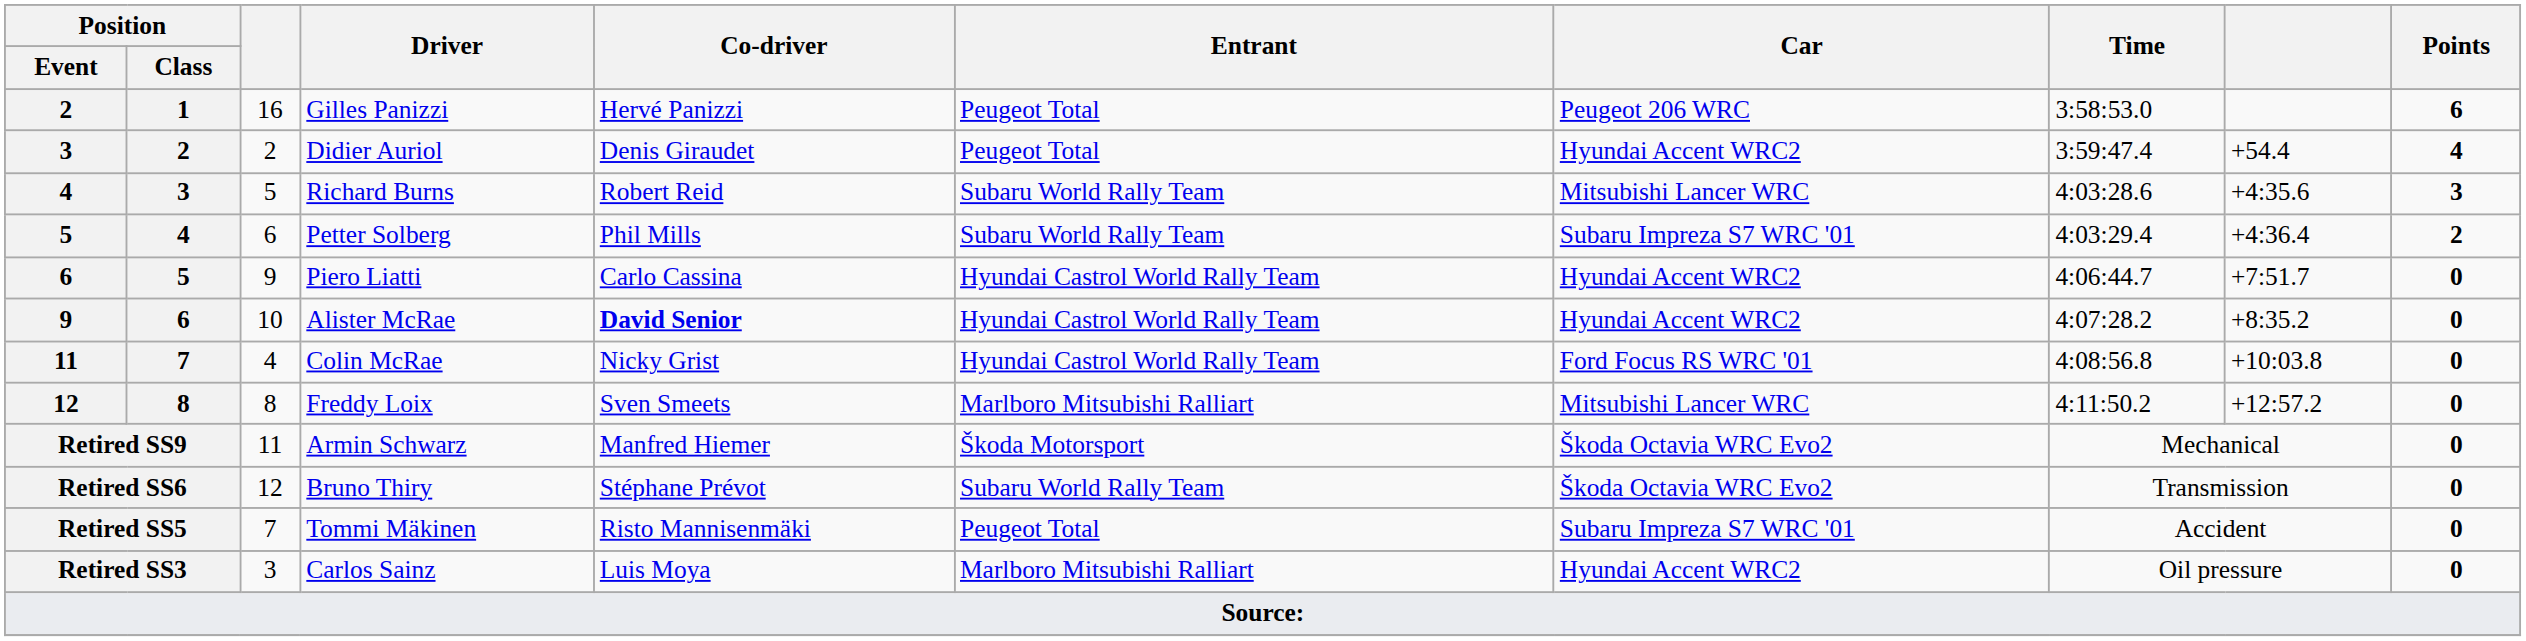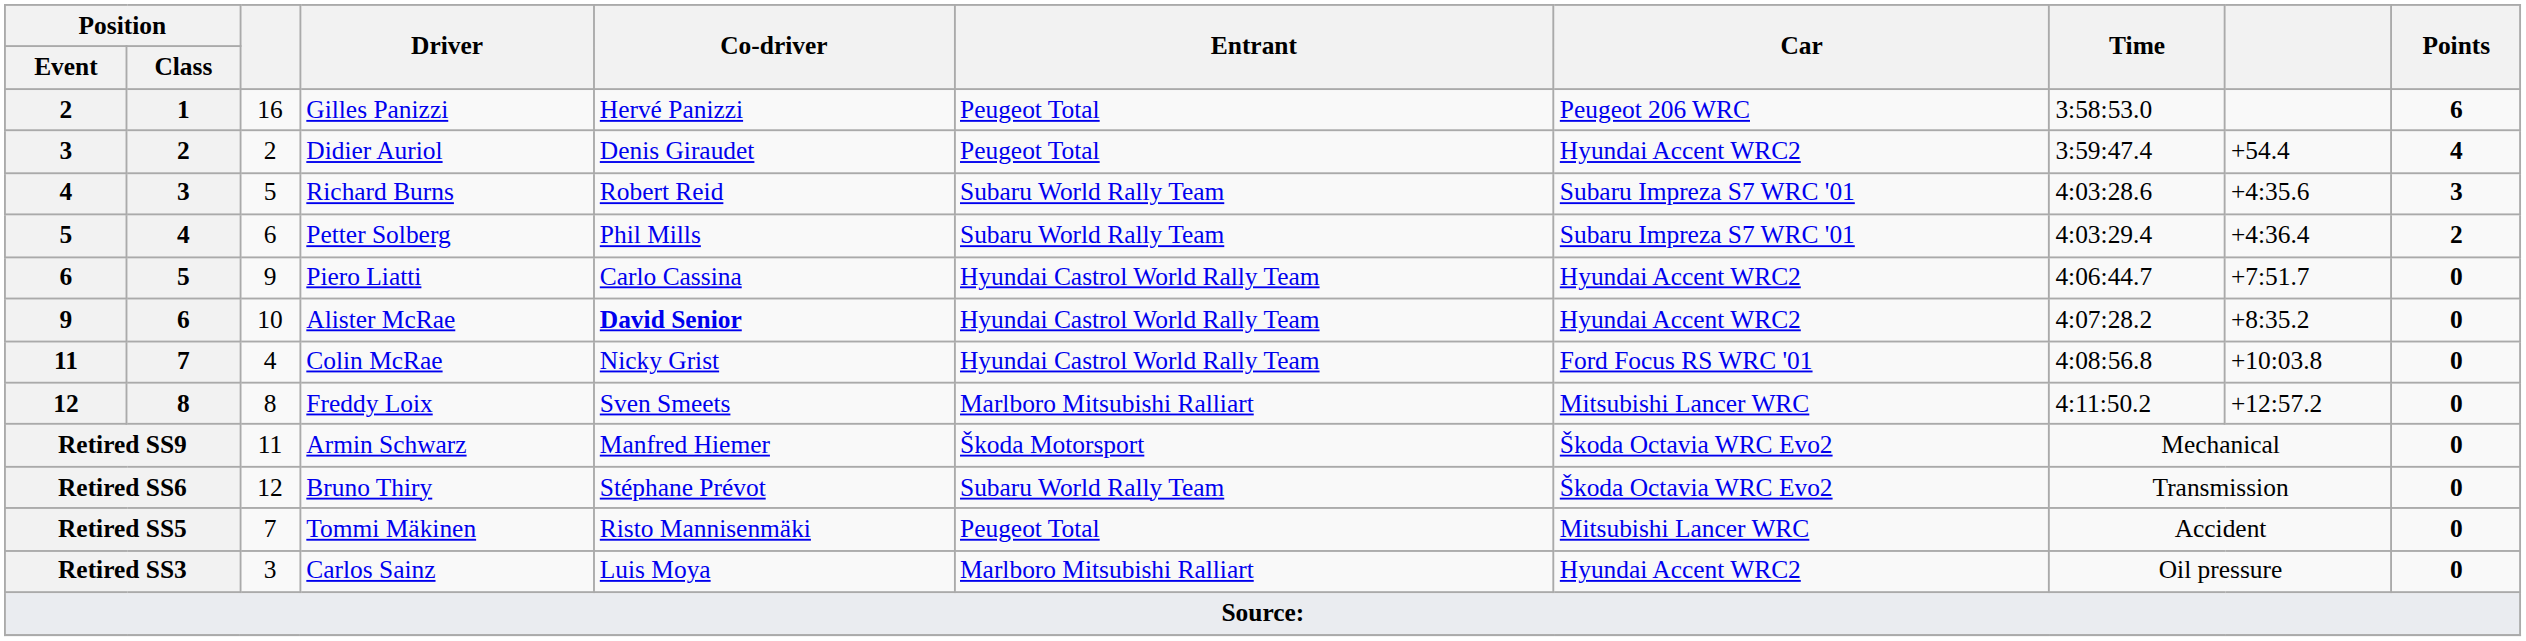(1685, 192) Mitsubishi Lancer WRC -> (1707, 192) Subaru Impreza S7 WRC '01
(1707, 528) Subaru Impreza S7 WRC '01 -> (1685, 528) Mitsubishi Lancer WRC
